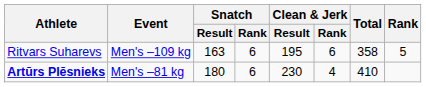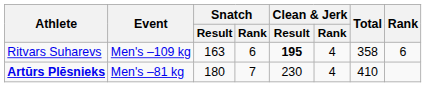(292, 53) normal -> (292, 53) bold
(332, 53) 6 -> (332, 53) 4
(403, 53) 5 -> (403, 53) 6
(252, 72) 6 -> (252, 72) 7
